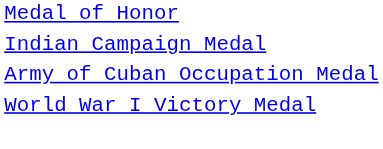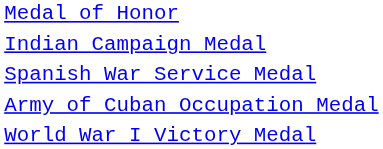+ row: (160, 75)
